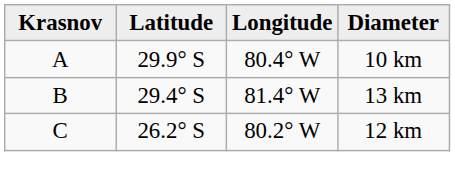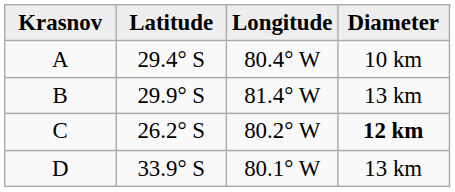(171, 58) 29.9° S -> (171, 58) 29.4° S
(171, 95) 29.4° S -> (171, 95) 29.9° S
(393, 131) normal -> (393, 131) bold
+ row: (60, 167)
